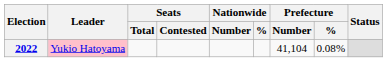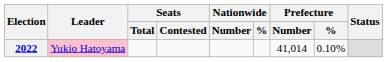(292, 48) 41,104 -> (292, 48) 41,014
(331, 48) 0.08% -> (331, 48) 0.10%
